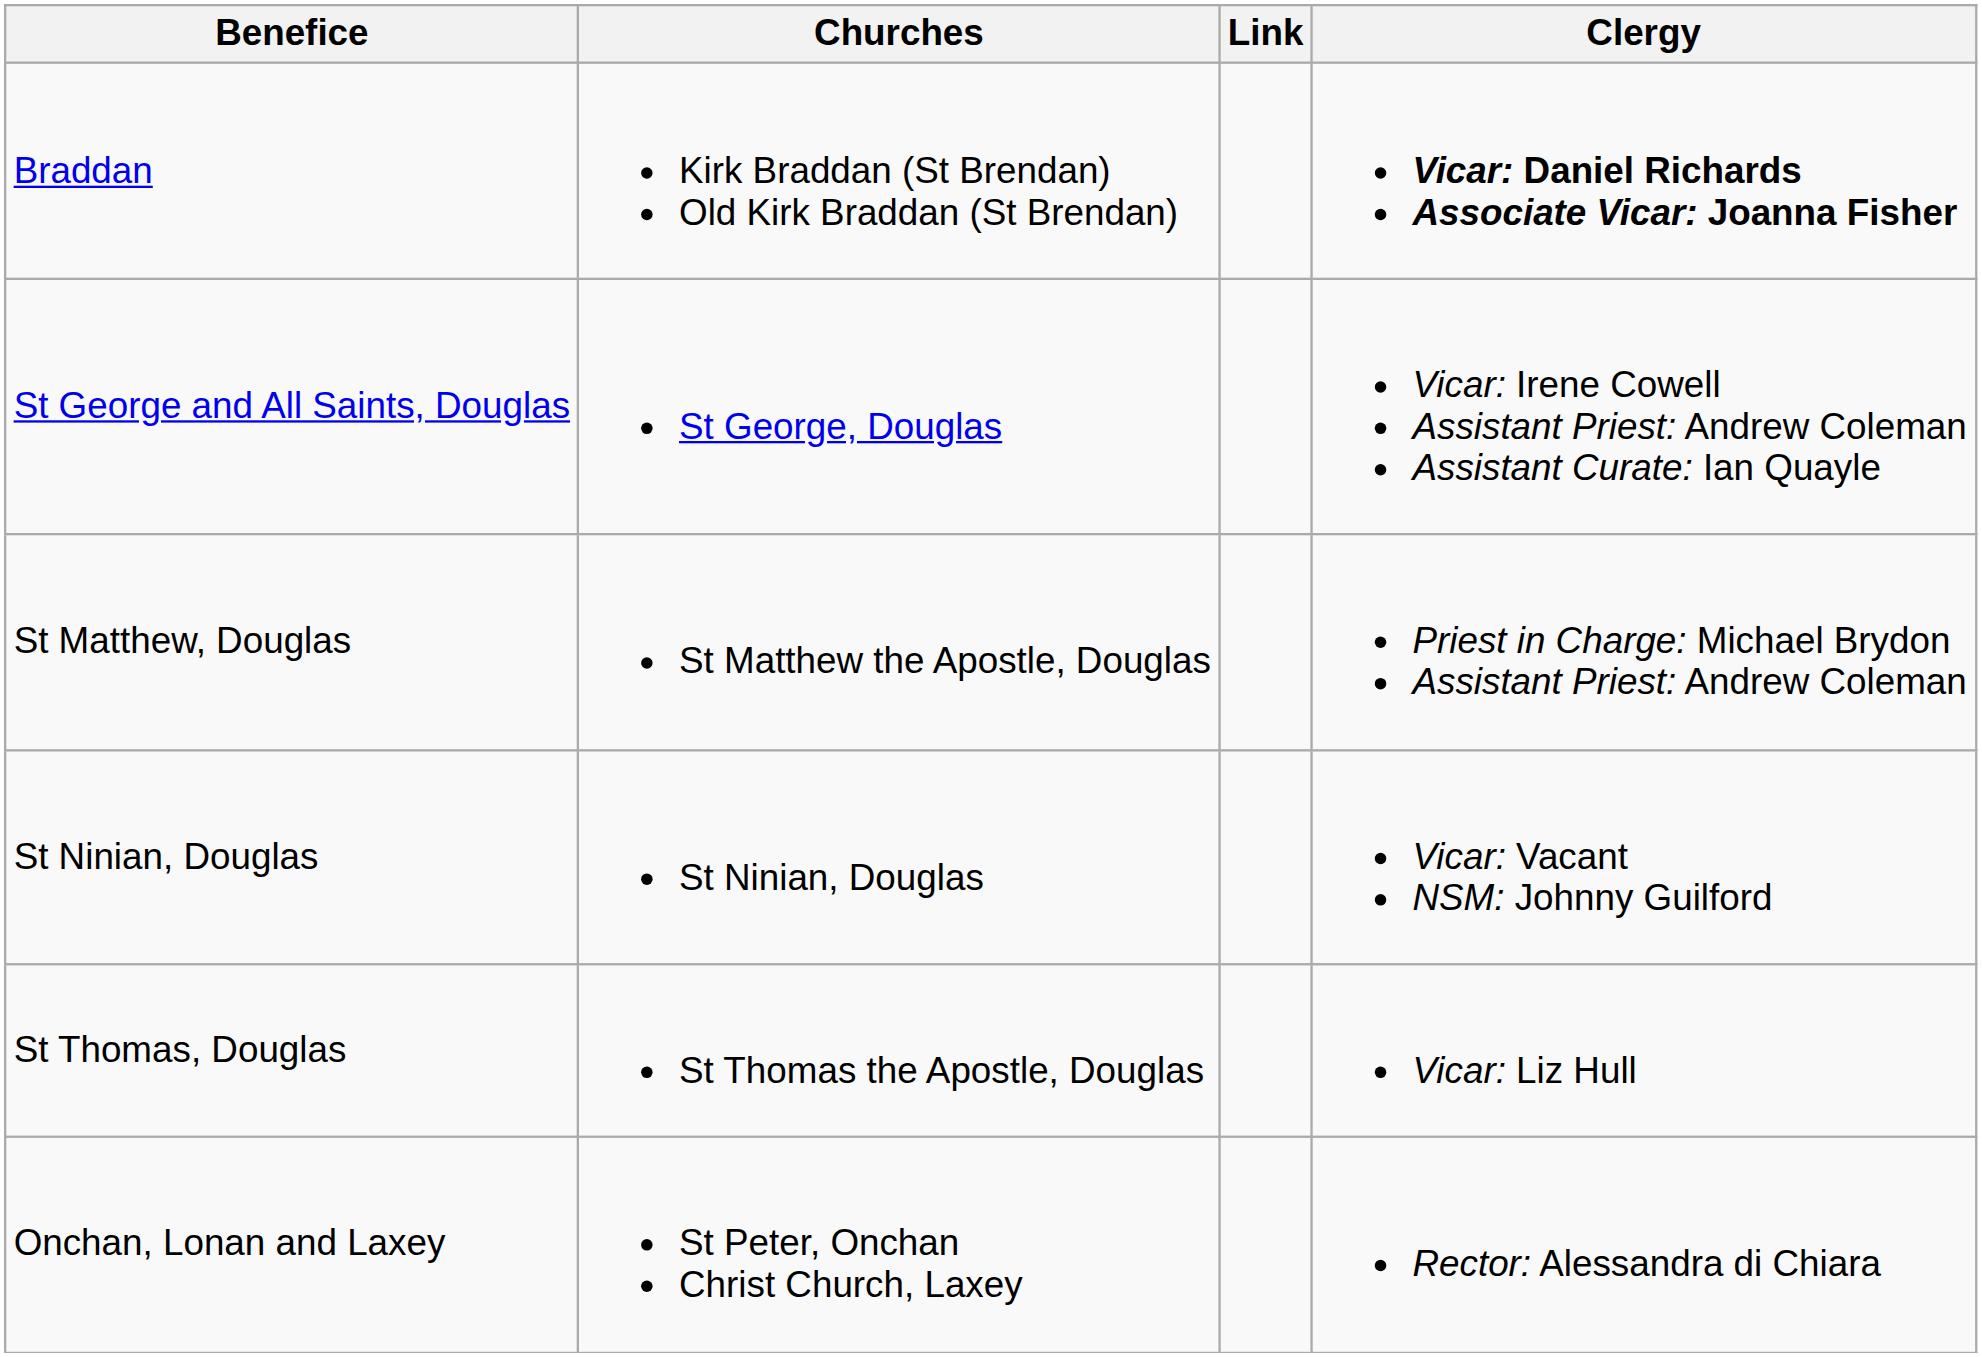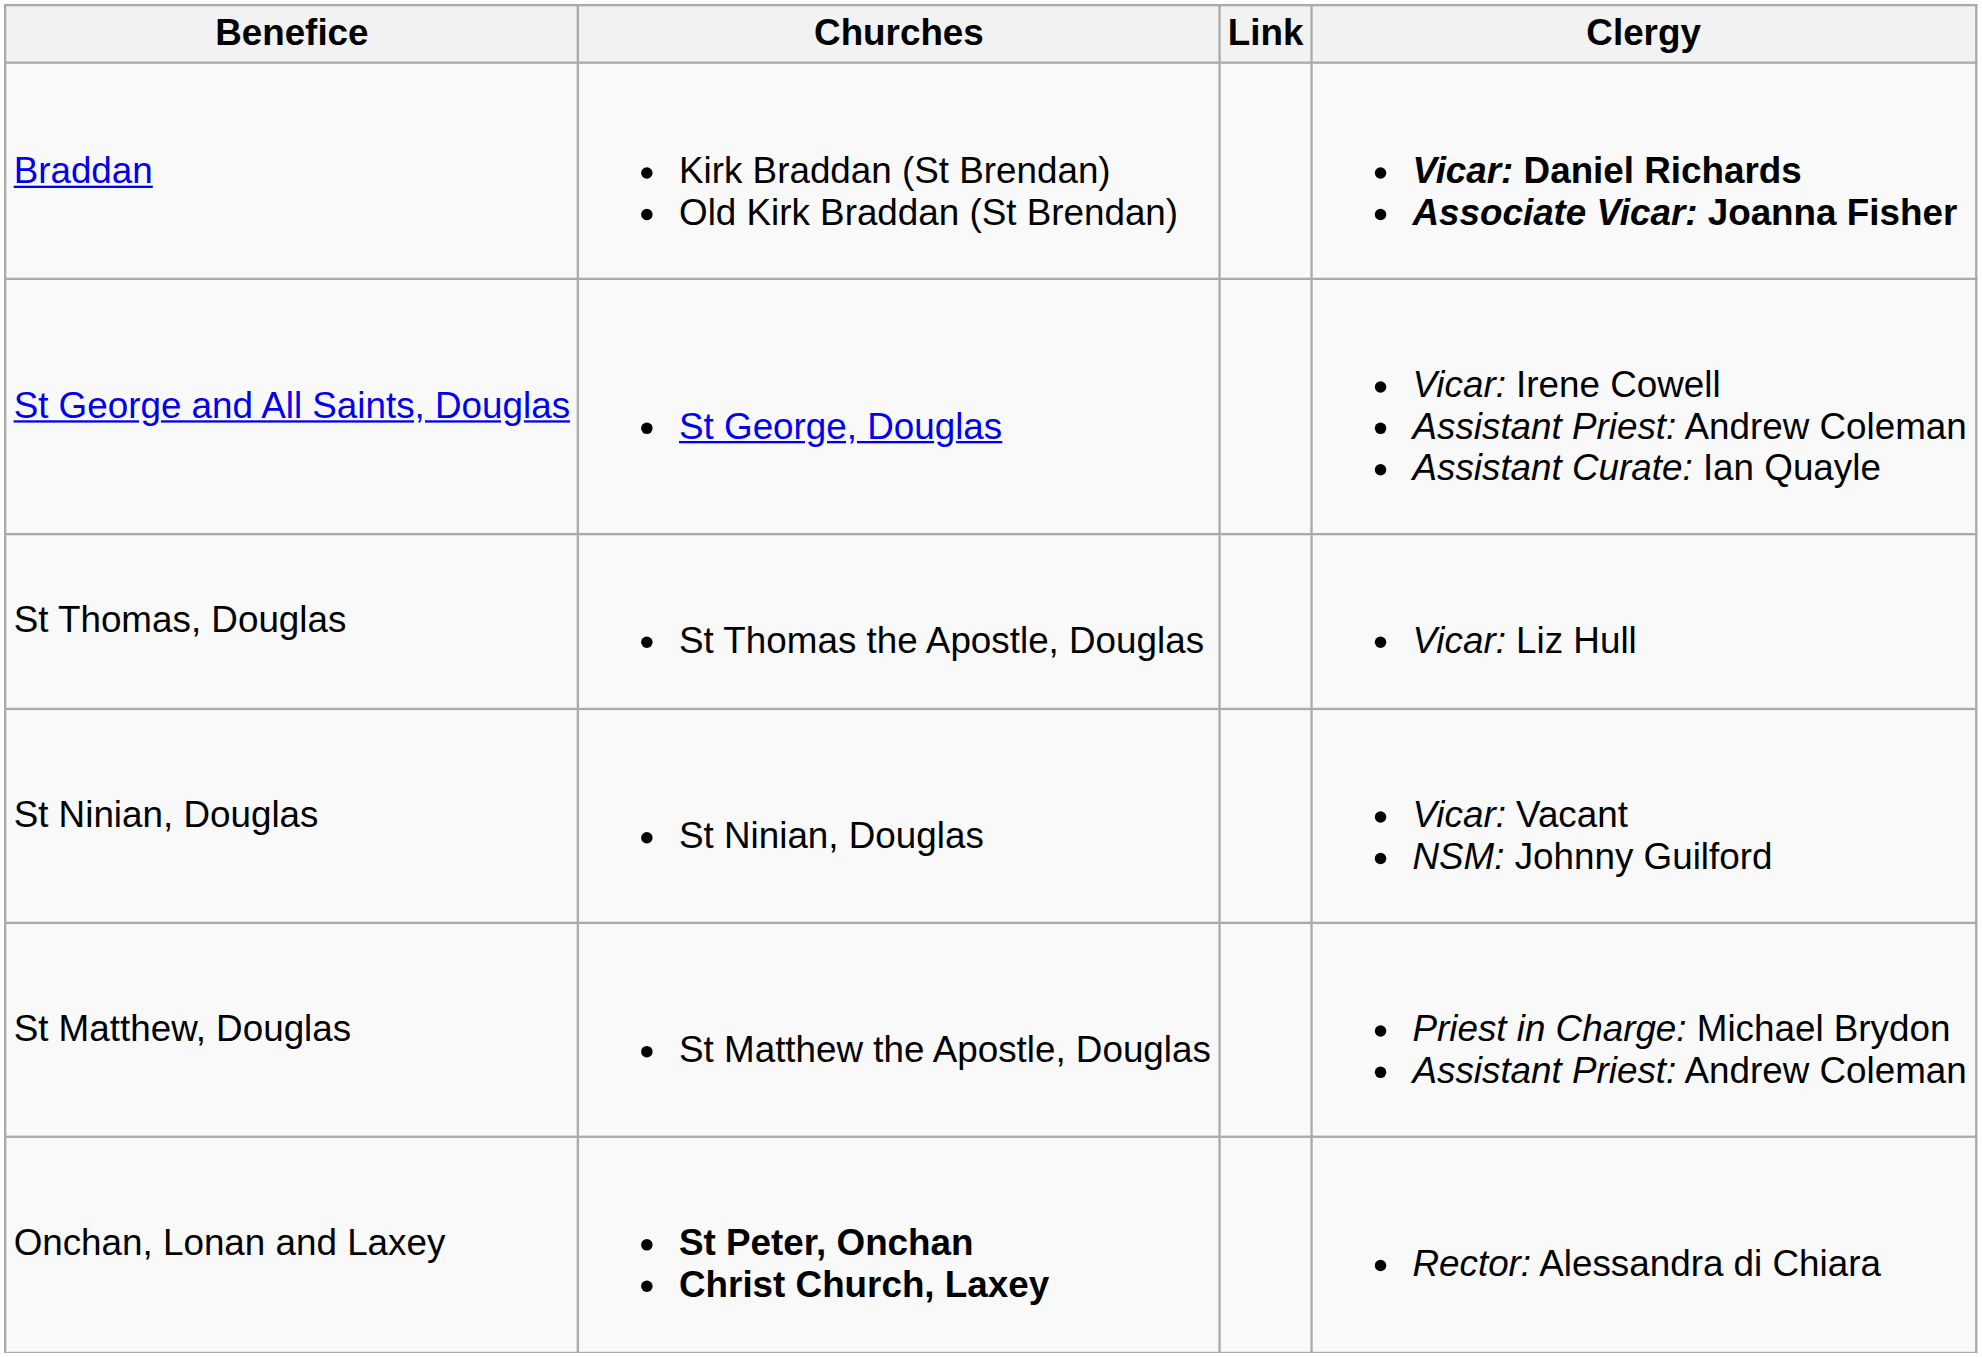rows swapped: (182, 641) <-> (180, 1049)
(899, 1265) normal -> (899, 1265) bold
